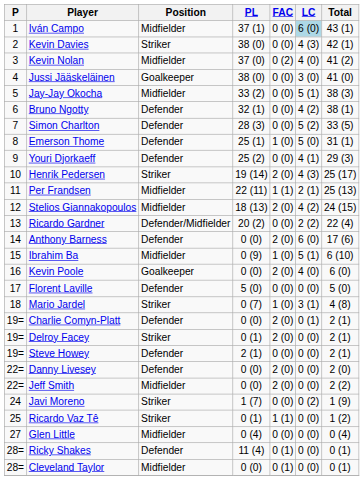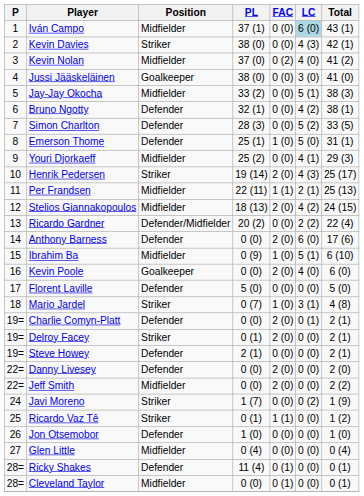(162, 158) Defender -> (163, 158) Midfielder
+ row: (64, 434)
